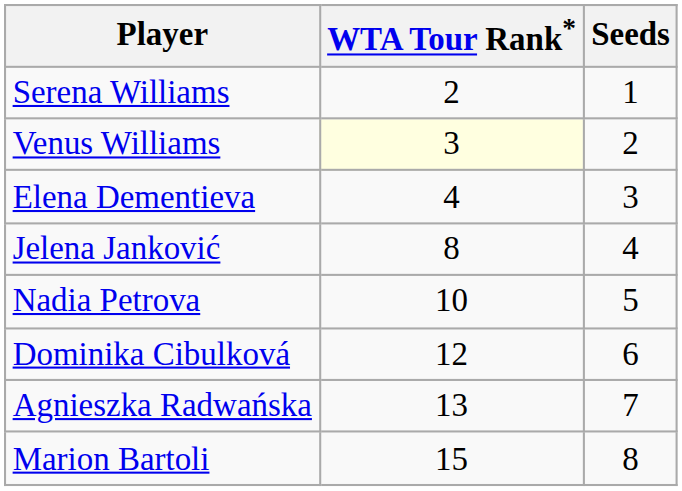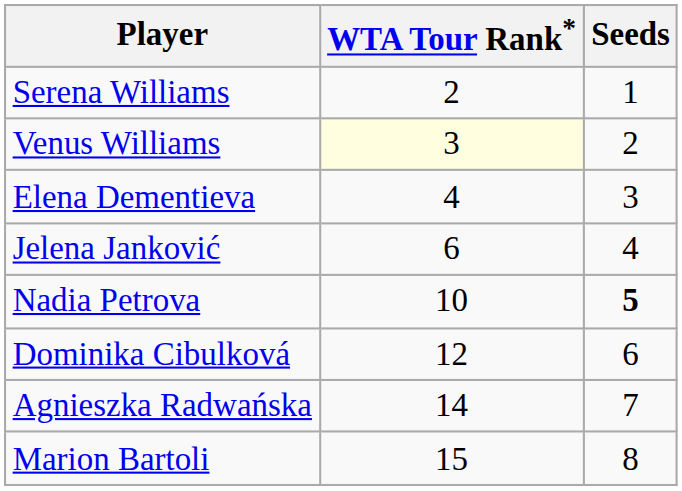(452, 248) 8 -> (452, 248) 6
(631, 300) normal -> (631, 300) bold
(452, 405) 13 -> (452, 405) 14
